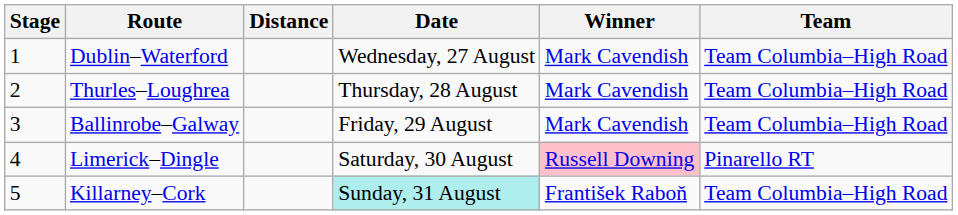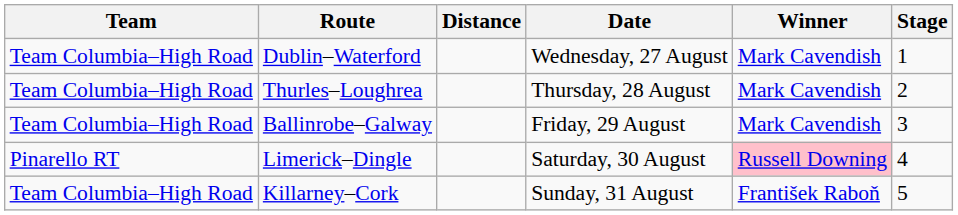columns swapped: (35, 21) <-> (826, 21)
(419, 192) paleturquoise background -> (612, 192) no background
